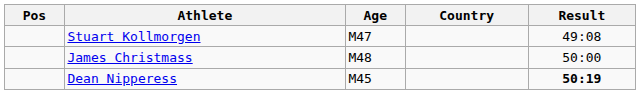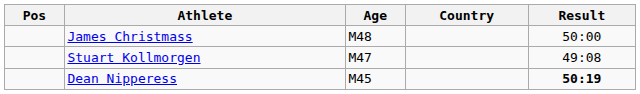rows swapped: (134, 36) <-> (130, 57)
